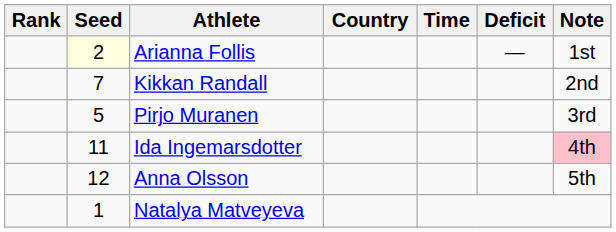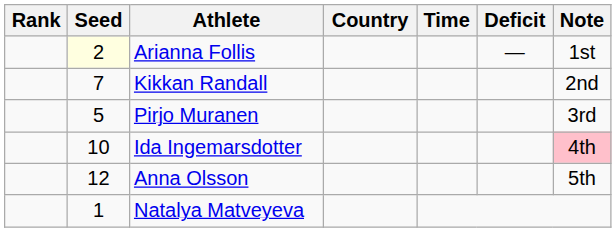(98, 147) 11 -> (98, 147) 10
